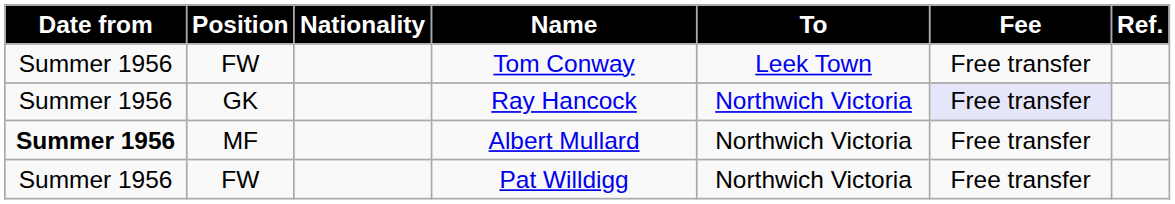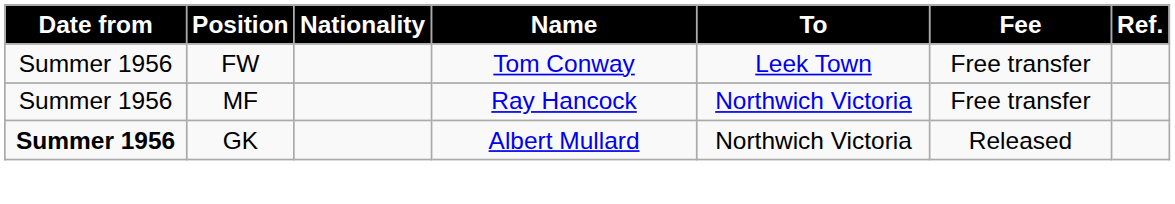(240, 102) GK -> (240, 102) MF
(1021, 102) lavender background -> (1021, 102) no background
(240, 141) MF -> (240, 141) GK
(1021, 141) Free transfer -> (1021, 141) Released
- row: (564, 179)
